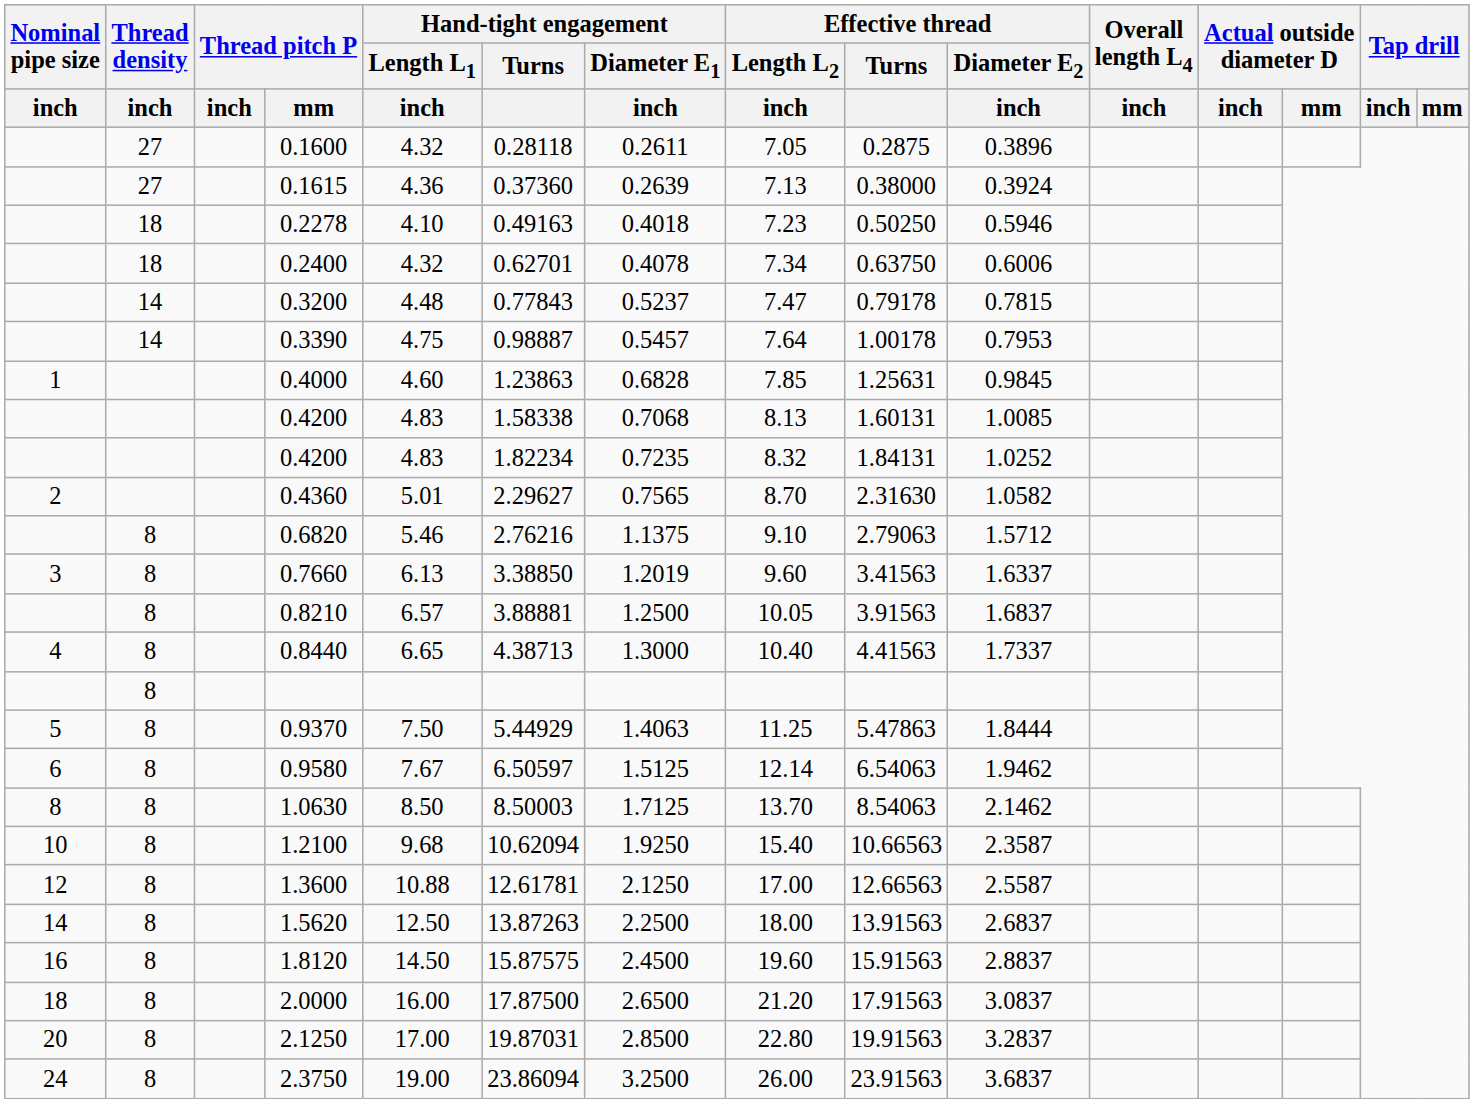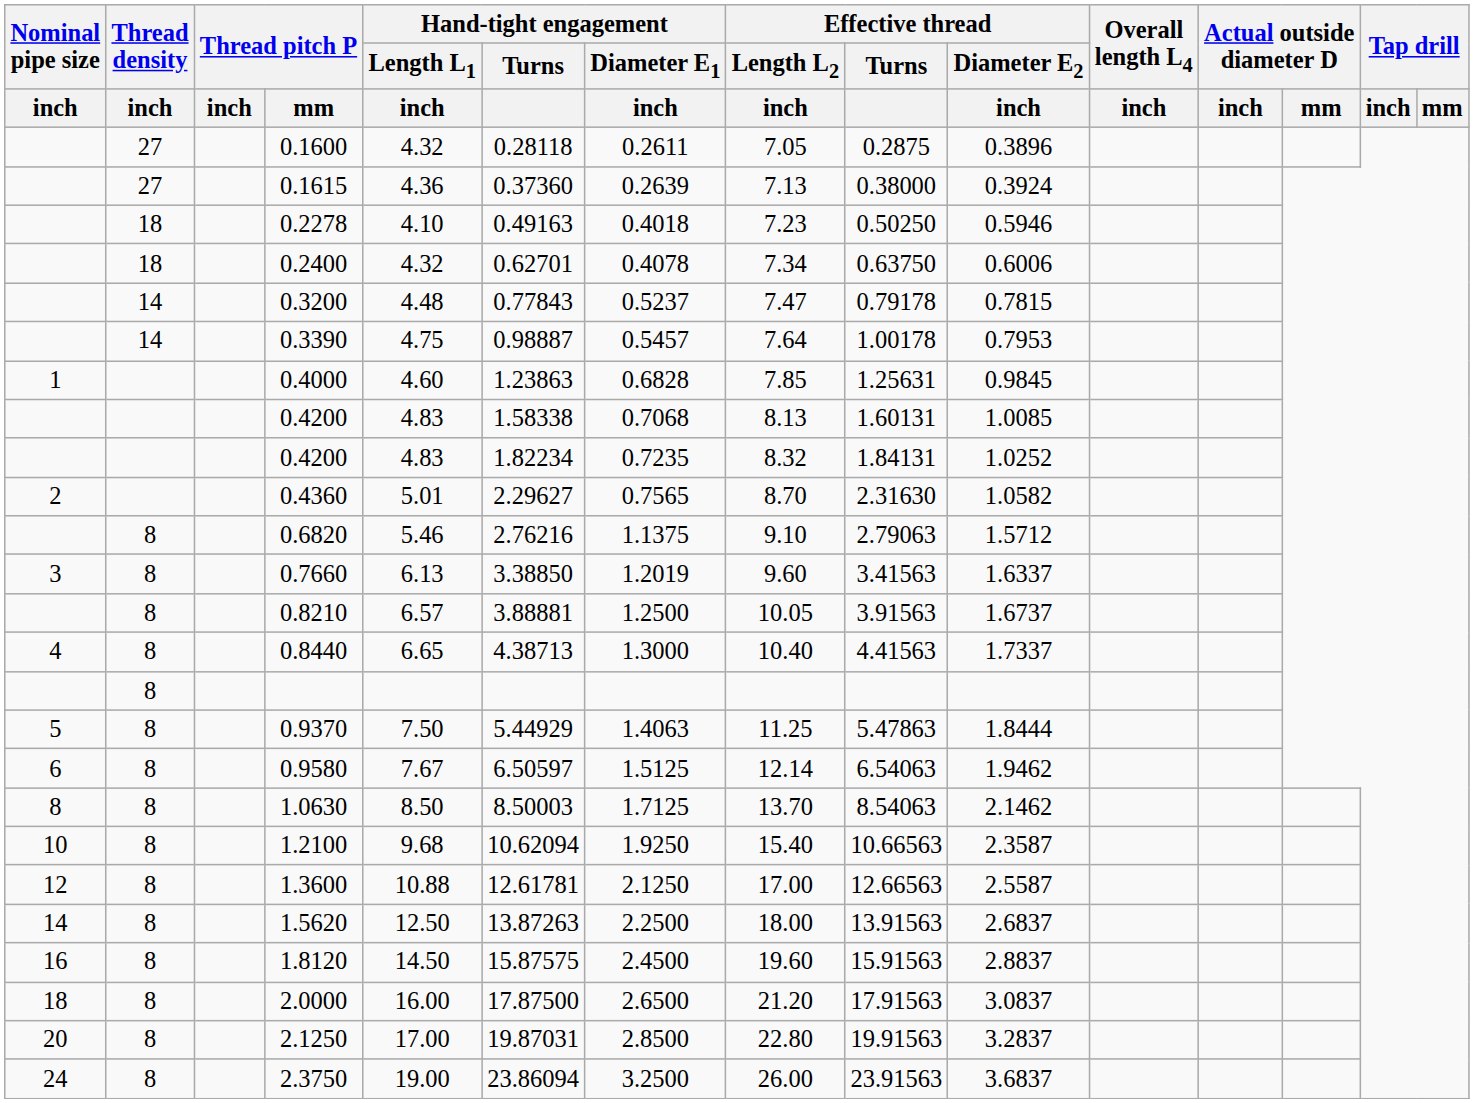(1019, 612) 1.6837 -> (1019, 612) 1.6737
